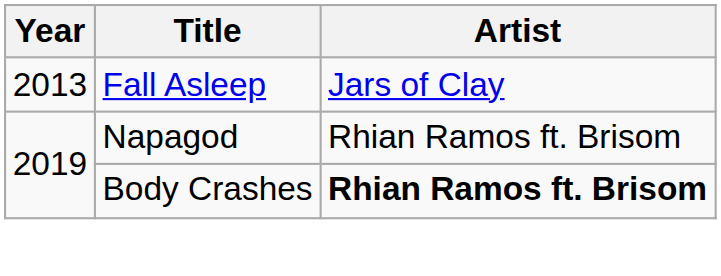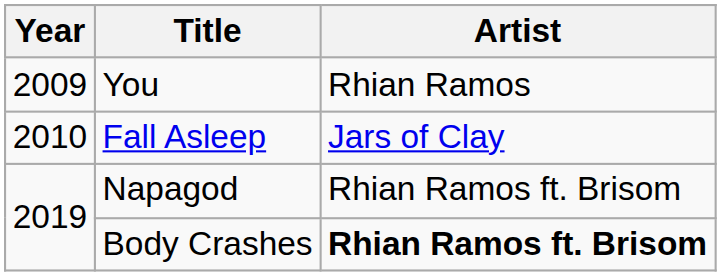+ row: (131, 84)
(50, 84) 2013 -> (50, 137) 2010
